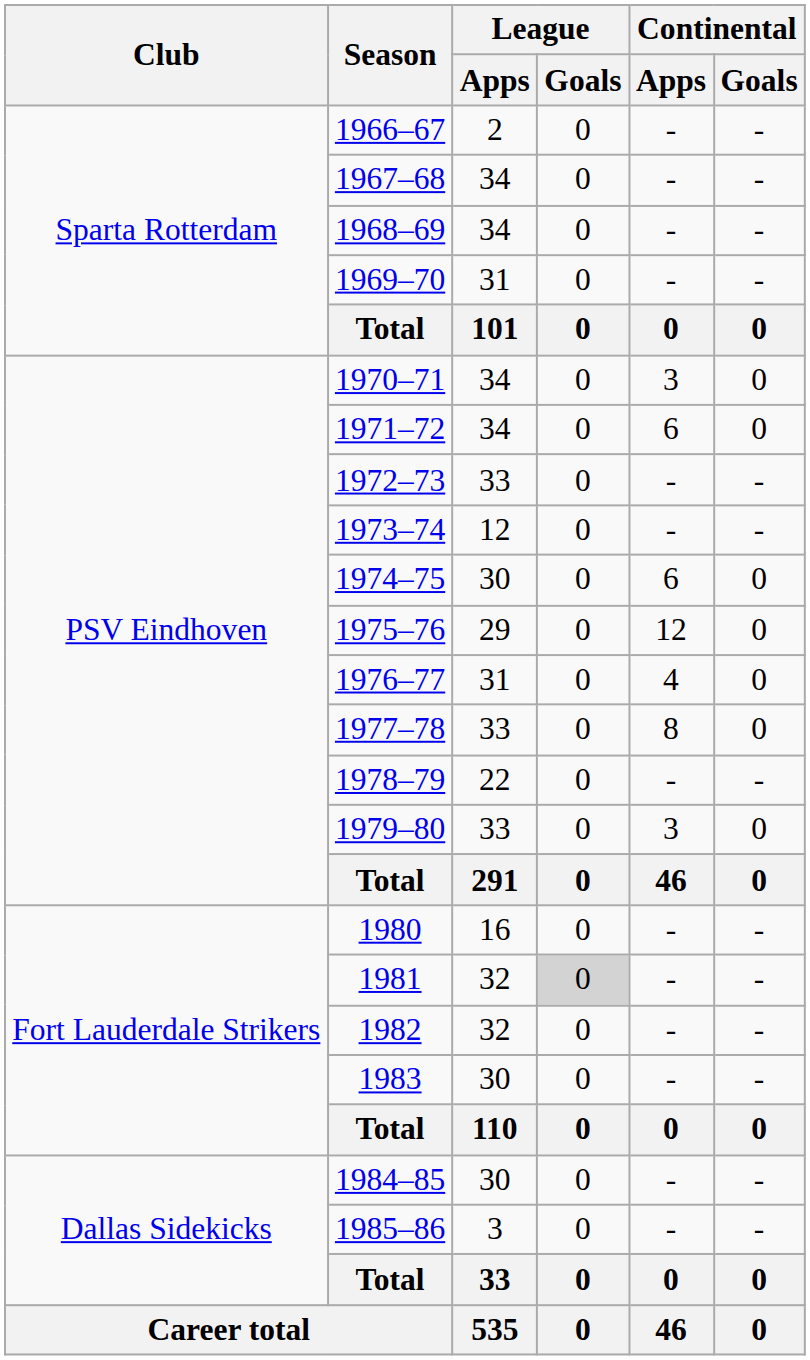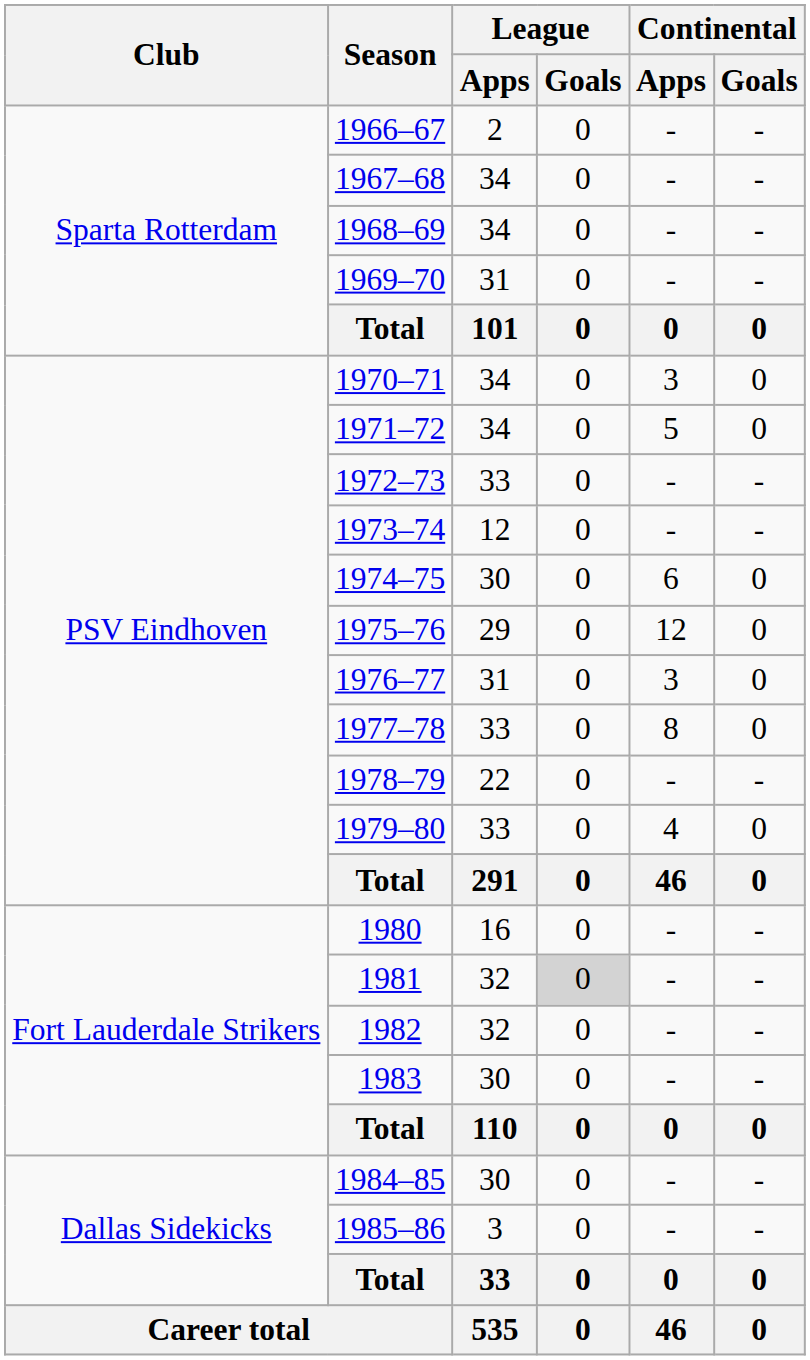(671, 429) 6 -> (671, 429) 5
(671, 679) 4 -> (671, 679) 3
(671, 829) 3 -> (671, 829) 4
